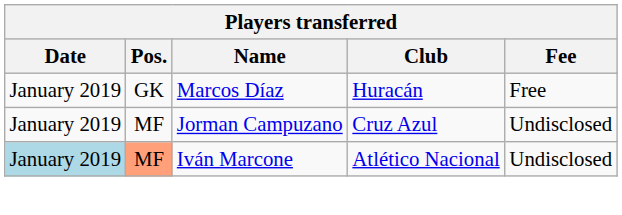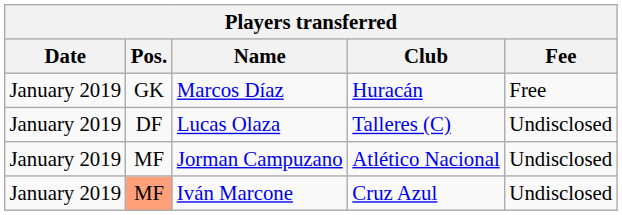+ row: (229, 124)
(395, 124) Cruz Azul -> (426, 159) Atlético Nacional
(65, 159) lightblue background -> (65, 193) no background
(426, 159) Atlético Nacional -> (395, 193) Cruz Azul
